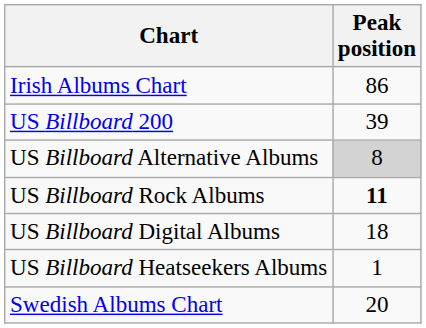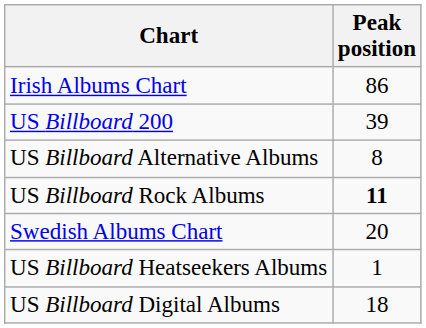(377, 158) lightgrey background -> (377, 158) no background
rows swapped: (145, 231) <-> (116, 304)
